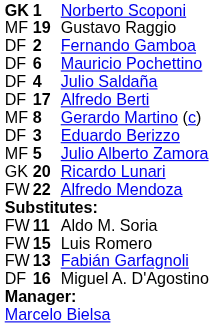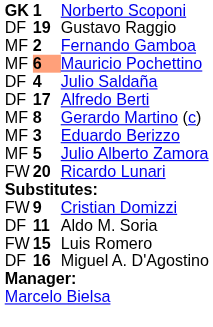(16, 28) MF -> (15, 28) DF
(15, 46) DF -> (16, 46) MF
(15, 64) DF -> (16, 64) MF
(37, 64) no background -> (37, 64) lightsalmon background
(15, 135) DF -> (16, 135) MF
(16, 171) GK -> (17, 171) FW
- row: (122, 189)
+ row: (119, 207)
(17, 225) FW -> (15, 225) DF
- row: (125, 261)
